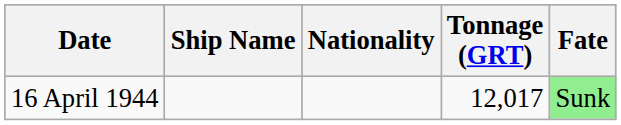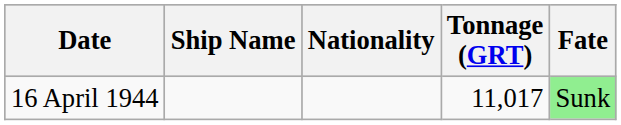(507, 97) 12,017 -> (507, 97) 11,017
